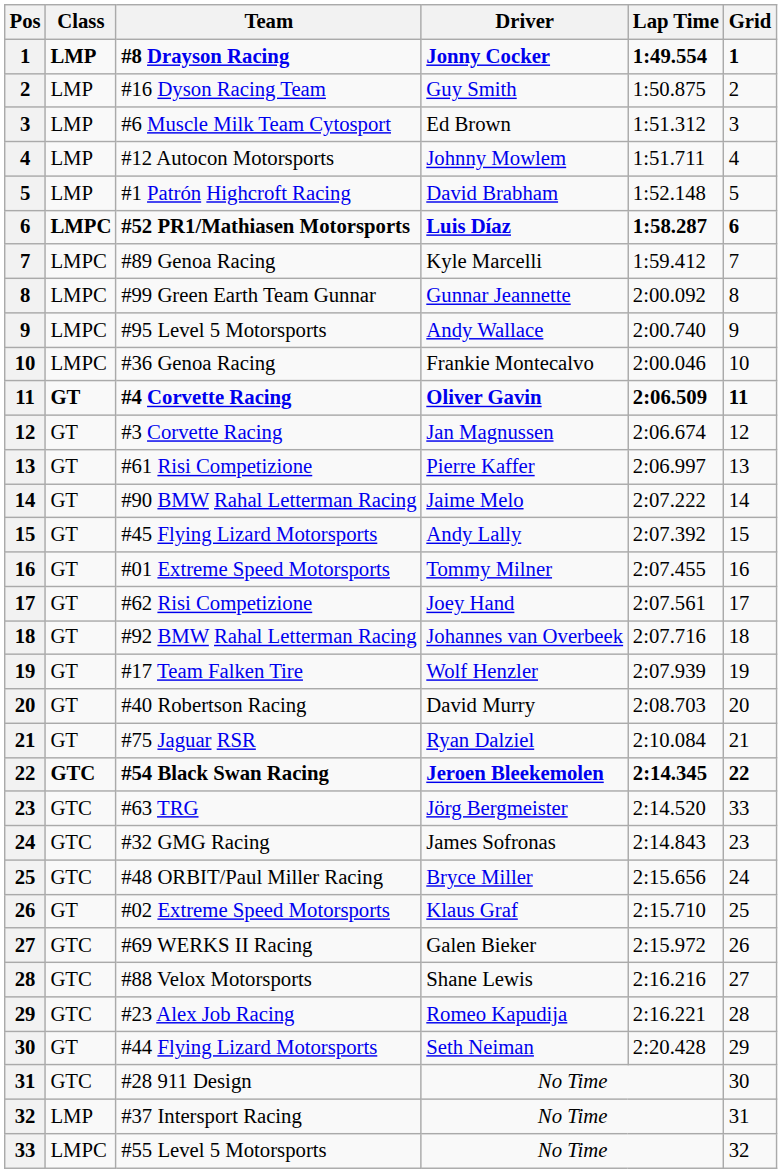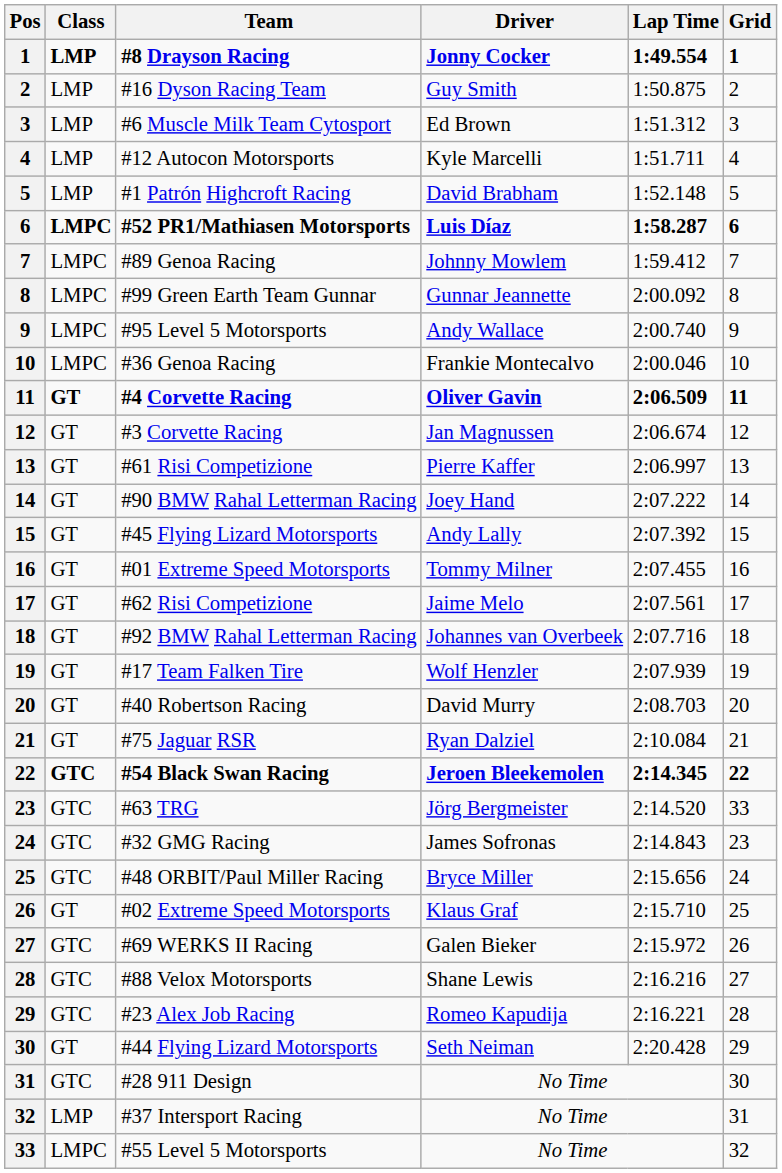(496, 158) Johnny Mowlem -> (484, 158) Kyle Marcelli
(484, 261) Kyle Marcelli -> (496, 261) Johnny Mowlem
(475, 500) Jaime Melo -> (470, 500) Joey Hand
(470, 603) Joey Hand -> (475, 603) Jaime Melo
